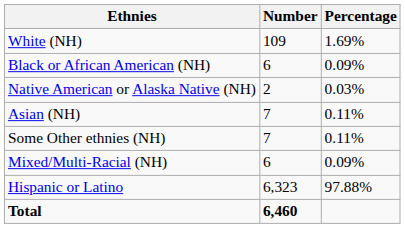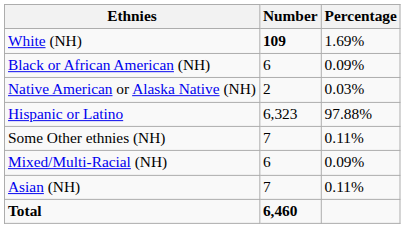(274, 41) normal -> (274, 41) bold
rows swapped: (44, 114) <-> (66, 187)
